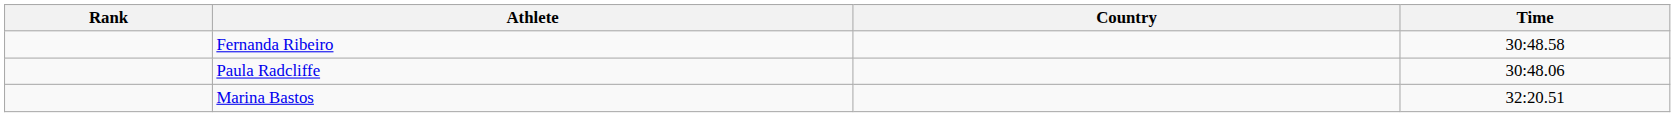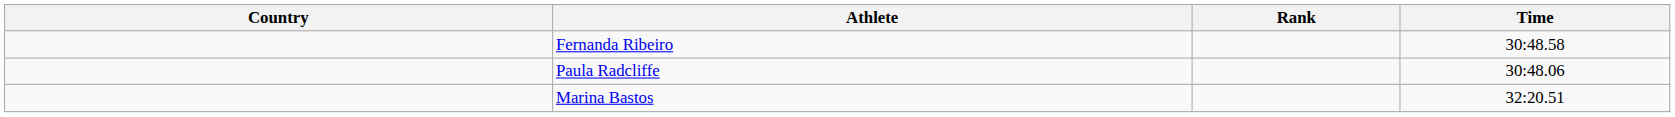columns swapped: (109, 17) <-> (1126, 17)
